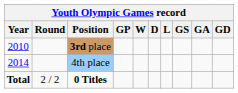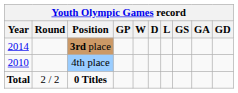(18, 46) 2010 -> (18, 46) 2014
(18, 63) 2014 -> (18, 63) 2010
